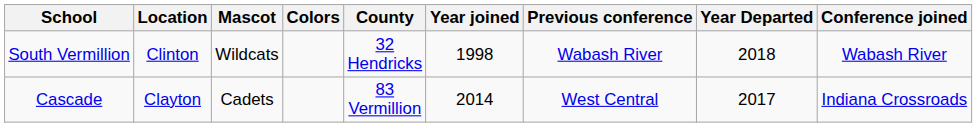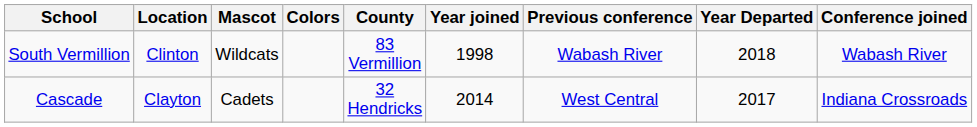(385, 53) 32 Hendricks -> (385, 53) 83 Vermillion
(385, 99) 83 Vermillion -> (385, 99) 32 Hendricks
